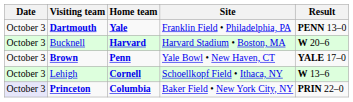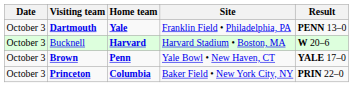- row: (64, 74)
(26, 89) lavender background -> (26, 74) no background
